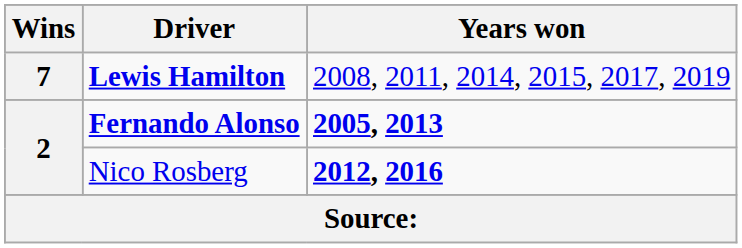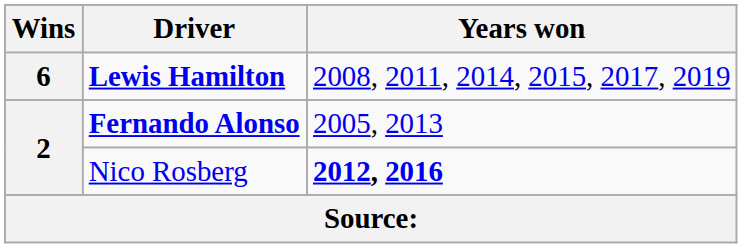(43, 76) 7 -> (43, 76) 6
(378, 123) bold -> (378, 123) normal
